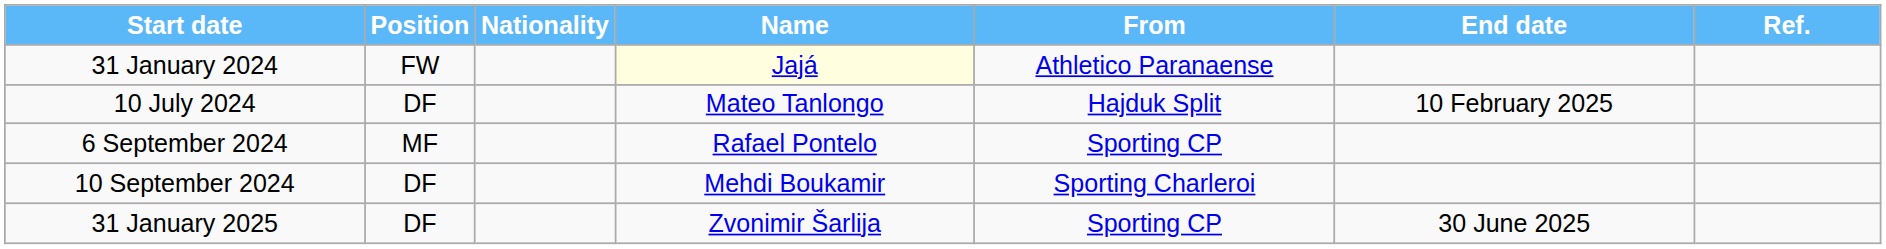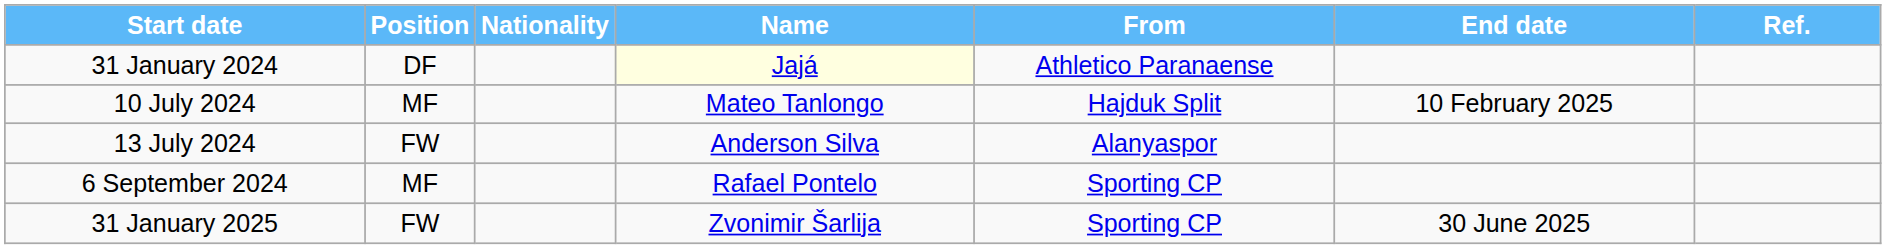(420, 65) FW -> (420, 65) DF
(420, 104) DF -> (420, 104) MF
+ row: (185, 144)
- row: (185, 183)
(420, 223) DF -> (420, 223) FW
